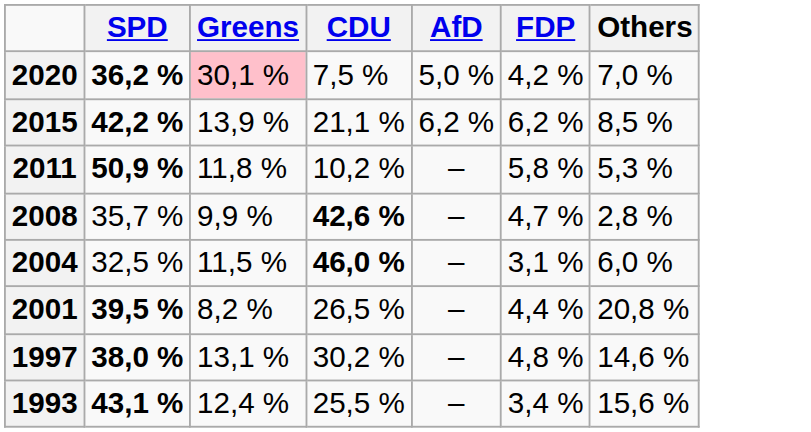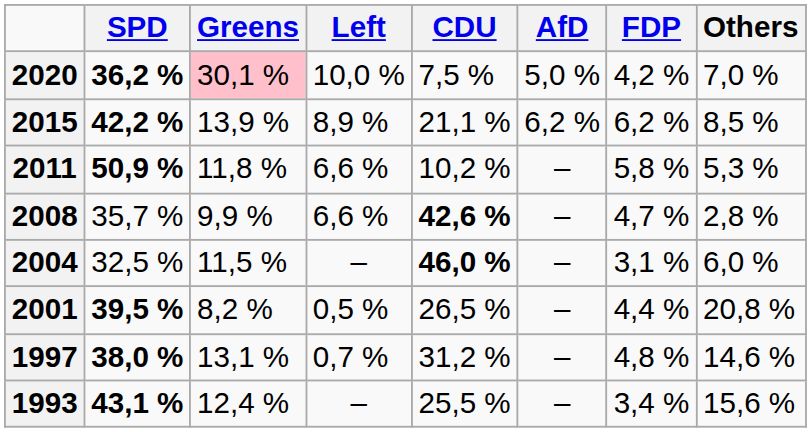+ column: (359, 27)
(359, 356) 30,2 % -> (465, 356) 31,2 %
